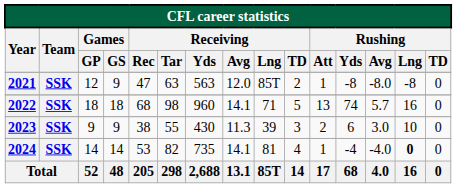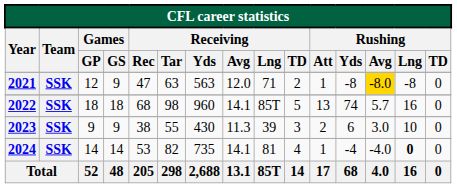(269, 83) 85T -> (269, 83) 71
(380, 83) no background -> (380, 83) gold background
(269, 105) 71 -> (269, 105) 85T
